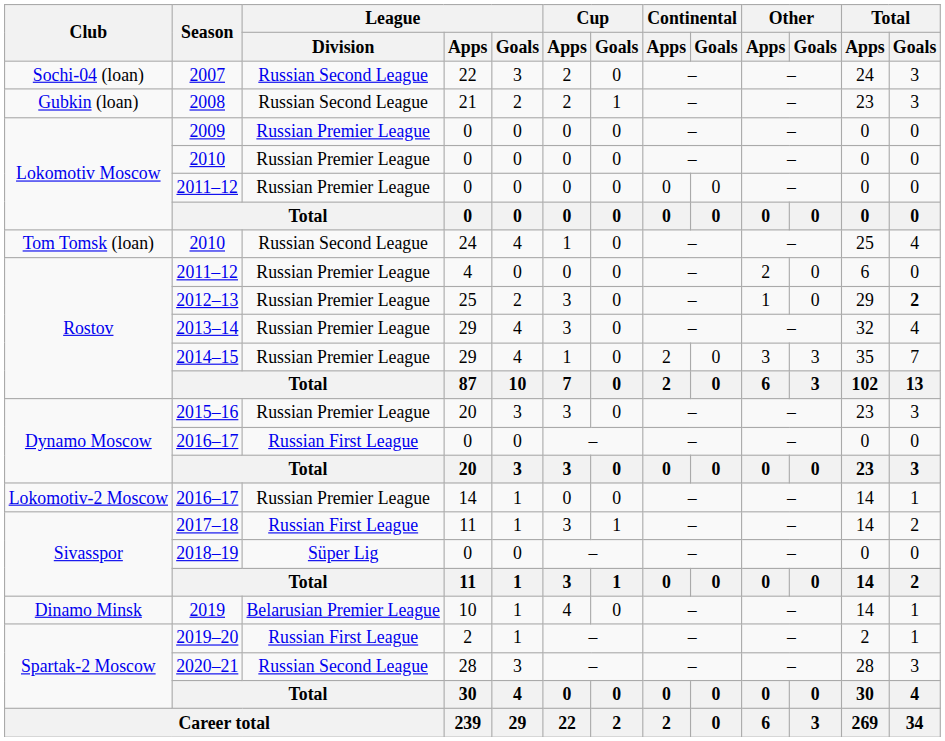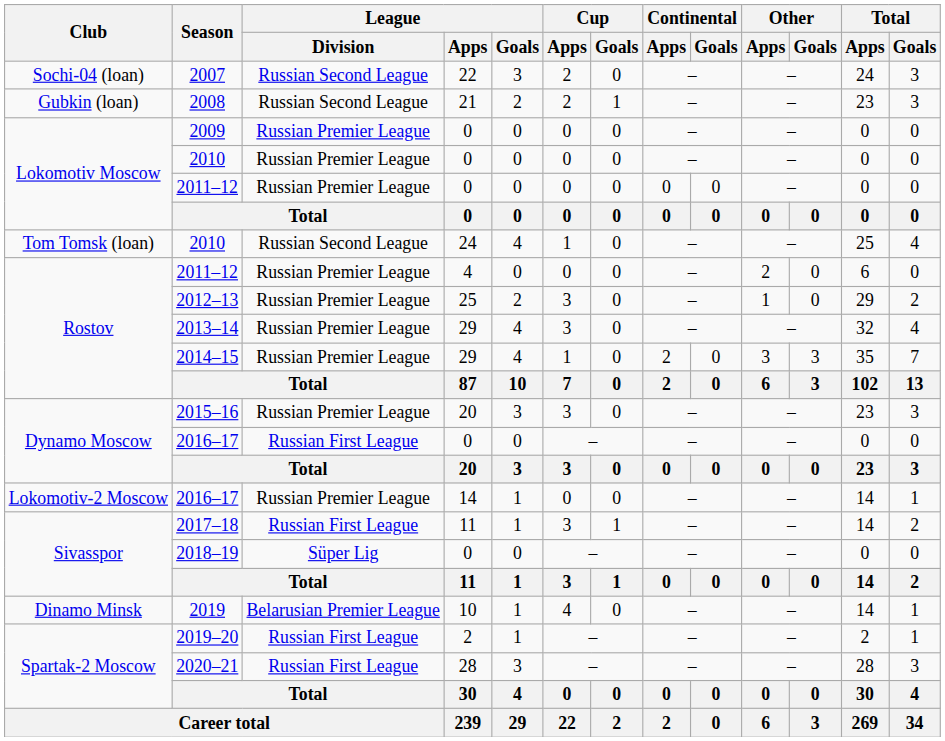(915, 300) bold -> (915, 300) normal
(343, 666) Russian Second League -> (343, 666) Russian First League
